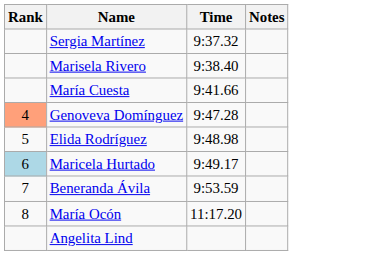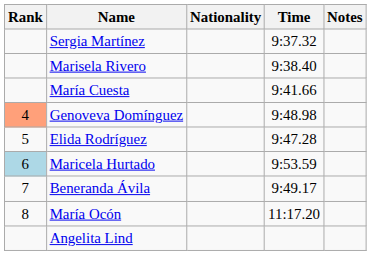+ column: (226, 16)
(216, 115) 9:47.28 -> (294, 115) 9:48.98
(216, 139) 9:48.98 -> (294, 139) 9:47.28
(216, 164) 9:49.17 -> (294, 164) 9:53.59
(216, 188) 9:53.59 -> (294, 188) 9:49.17
